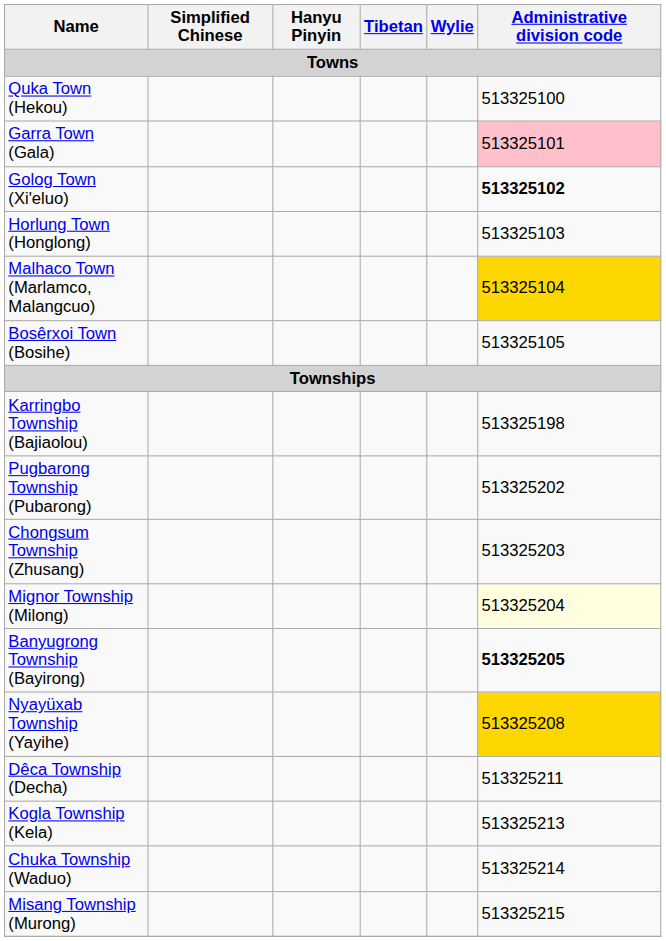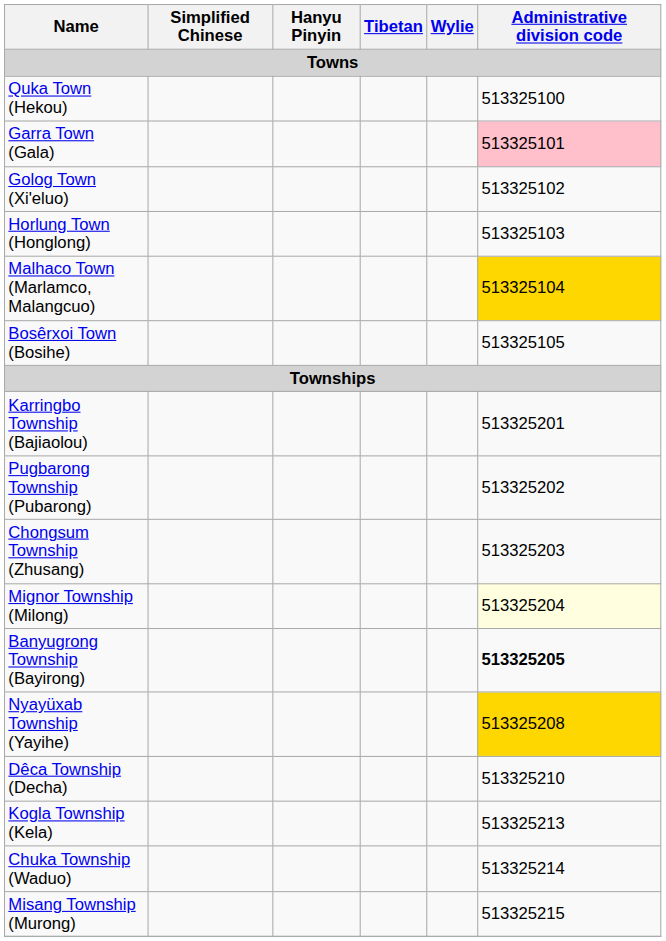(523, 188) bold -> (523, 188) normal
(523, 423) 513325198 -> (523, 423) 513325201
(523, 778) 513325211 -> (523, 778) 513325210
